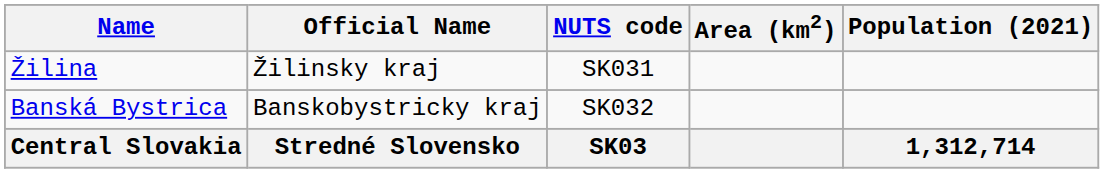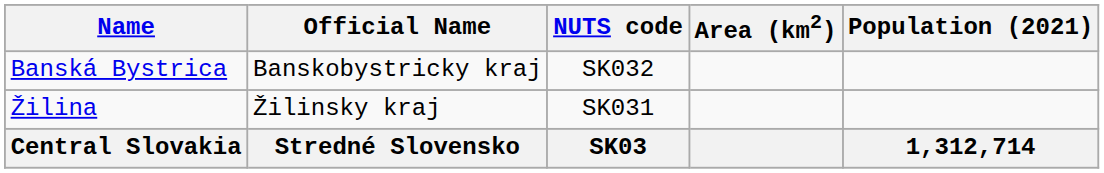rows swapped: (54, 70) <-> (119, 109)
